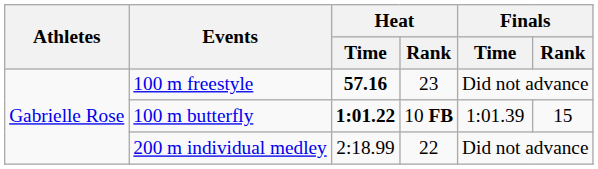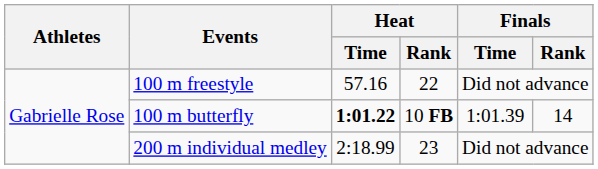(365, 84) bold -> (365, 84) normal
(429, 84) 23 -> (429, 84) 22
(563, 116) 15 -> (563, 116) 14
(429, 148) 22 -> (429, 148) 23
